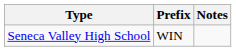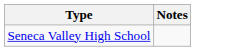- column: (173, 14)
